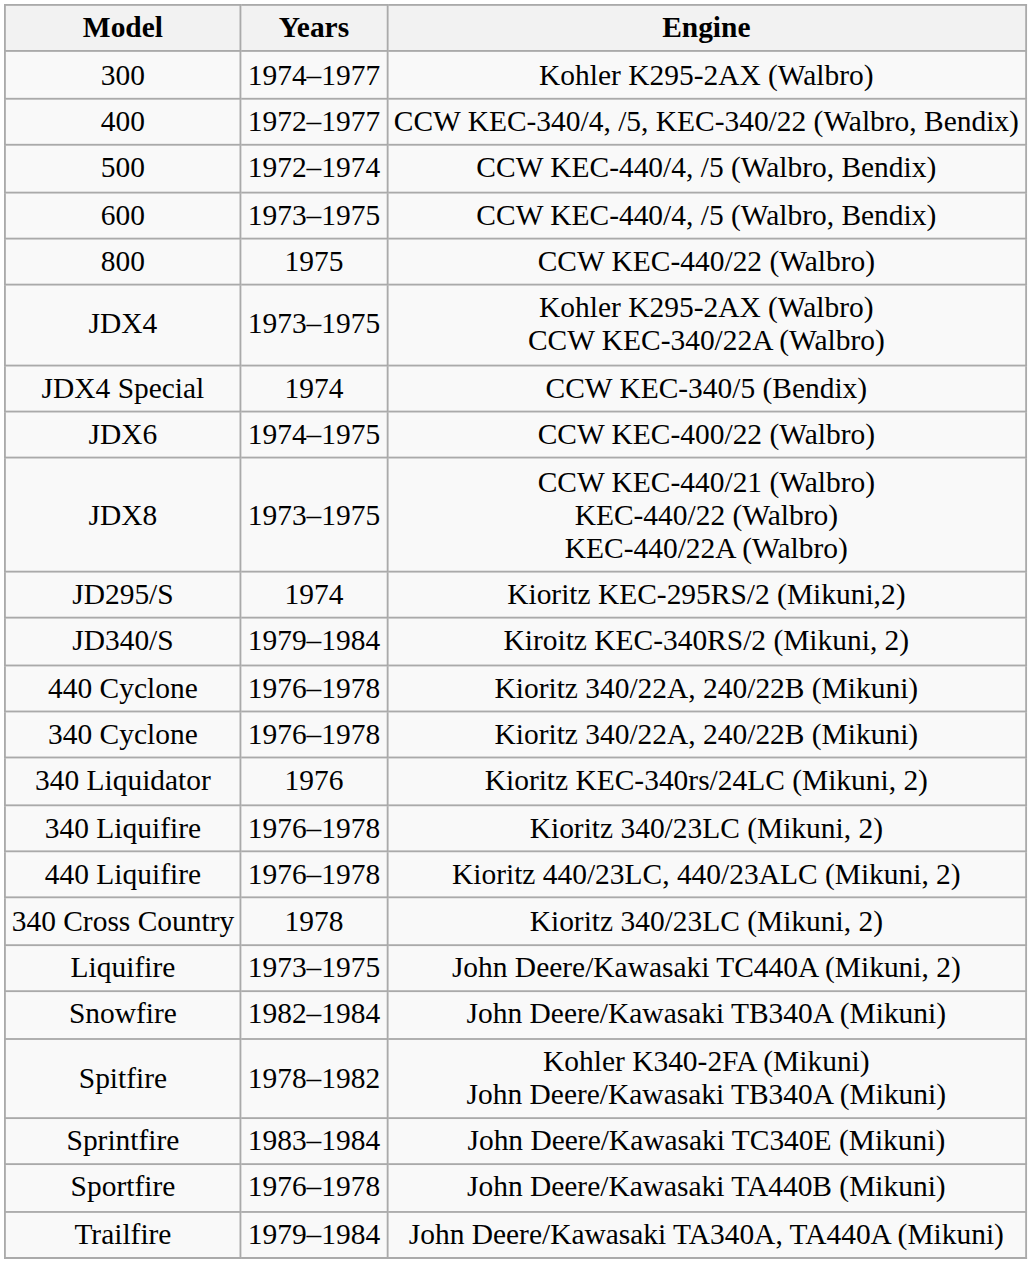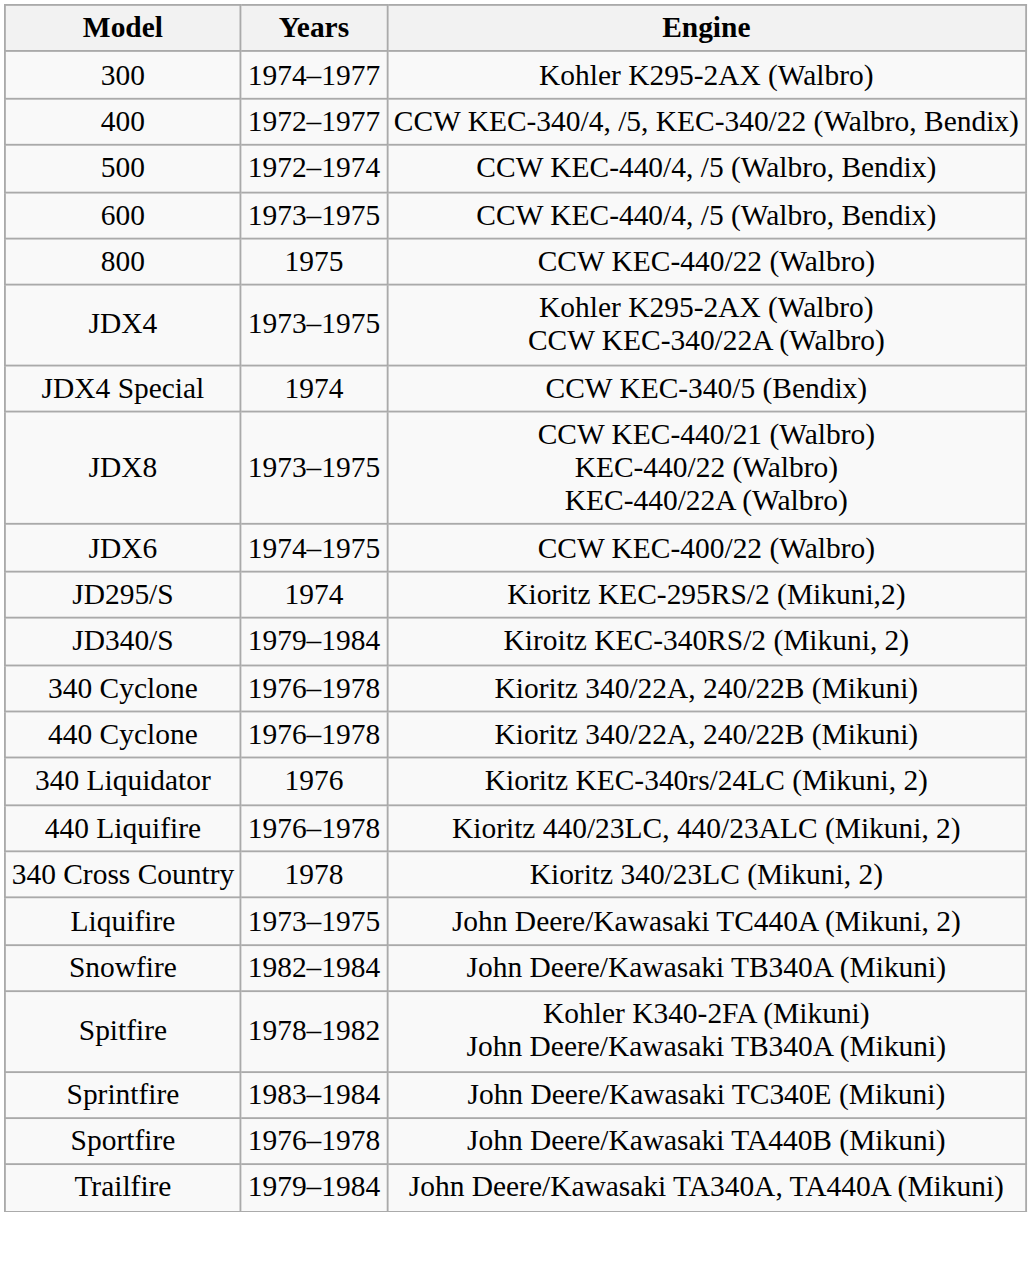rows swapped: (123, 434) <-> (123, 514)
rows swapped: (123, 734) <-> (123, 687)
- row: (123, 827)
